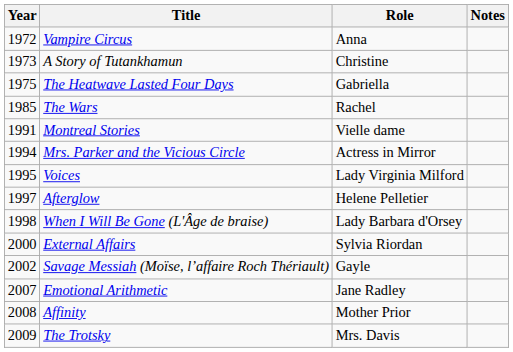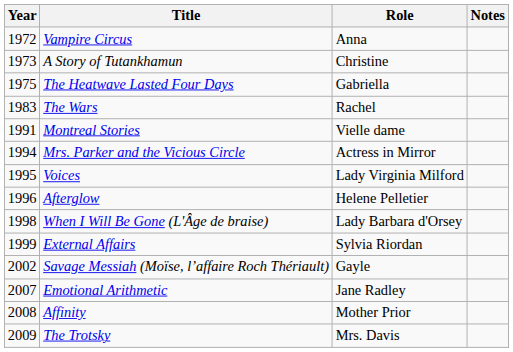(22, 107) 1985 -> (22, 107) 1983
(22, 198) 1997 -> (22, 198) 1996
(22, 244) 2000 -> (22, 244) 1999
